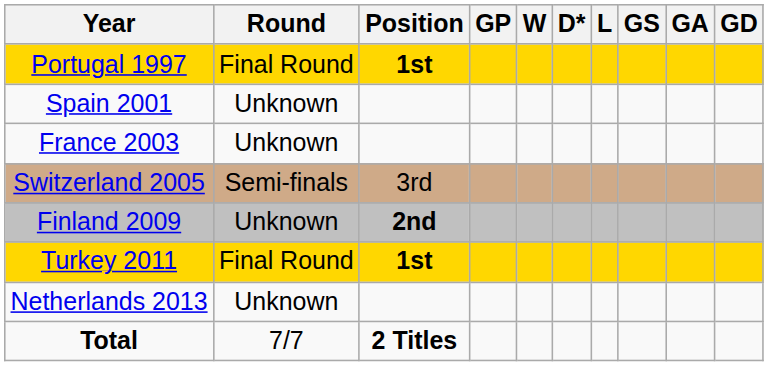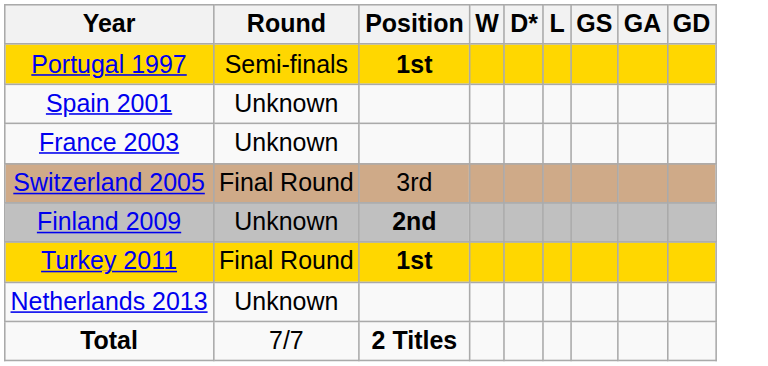- column: (493, 24)
(286, 63) Final Round -> (286, 63) Semi-finals
(286, 182) Semi-finals -> (286, 182) Final Round
